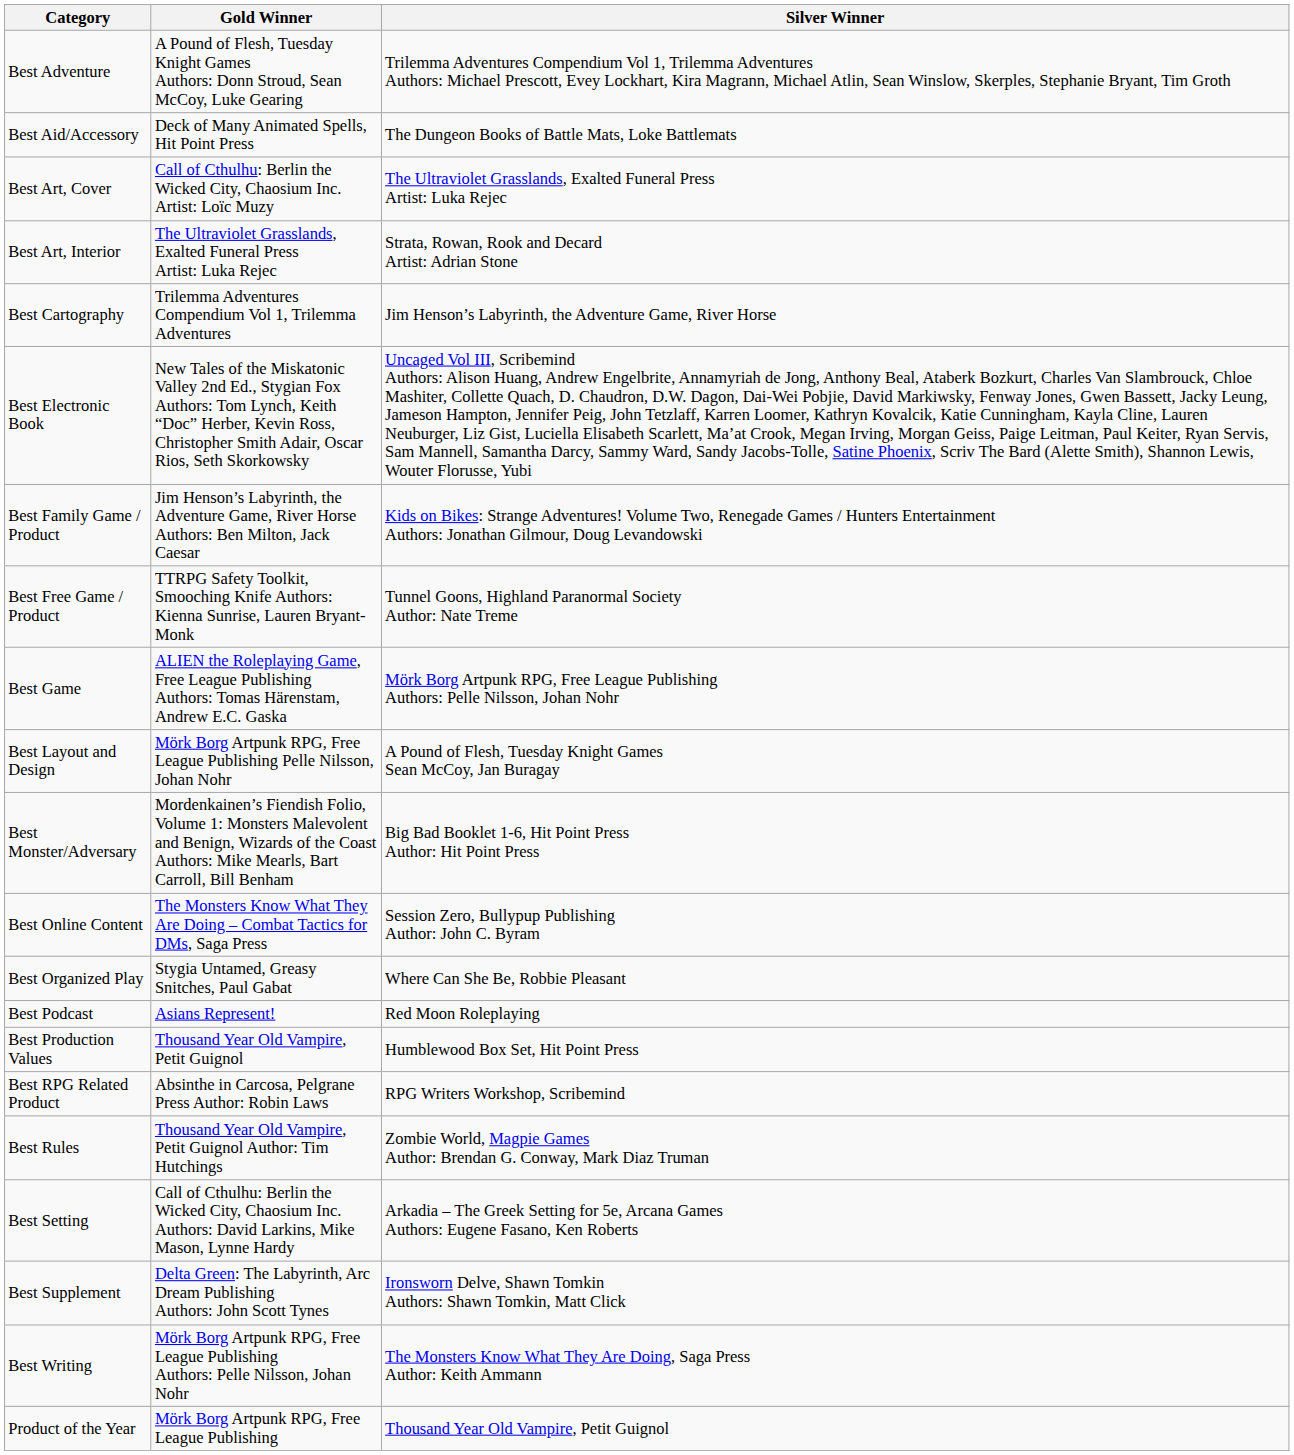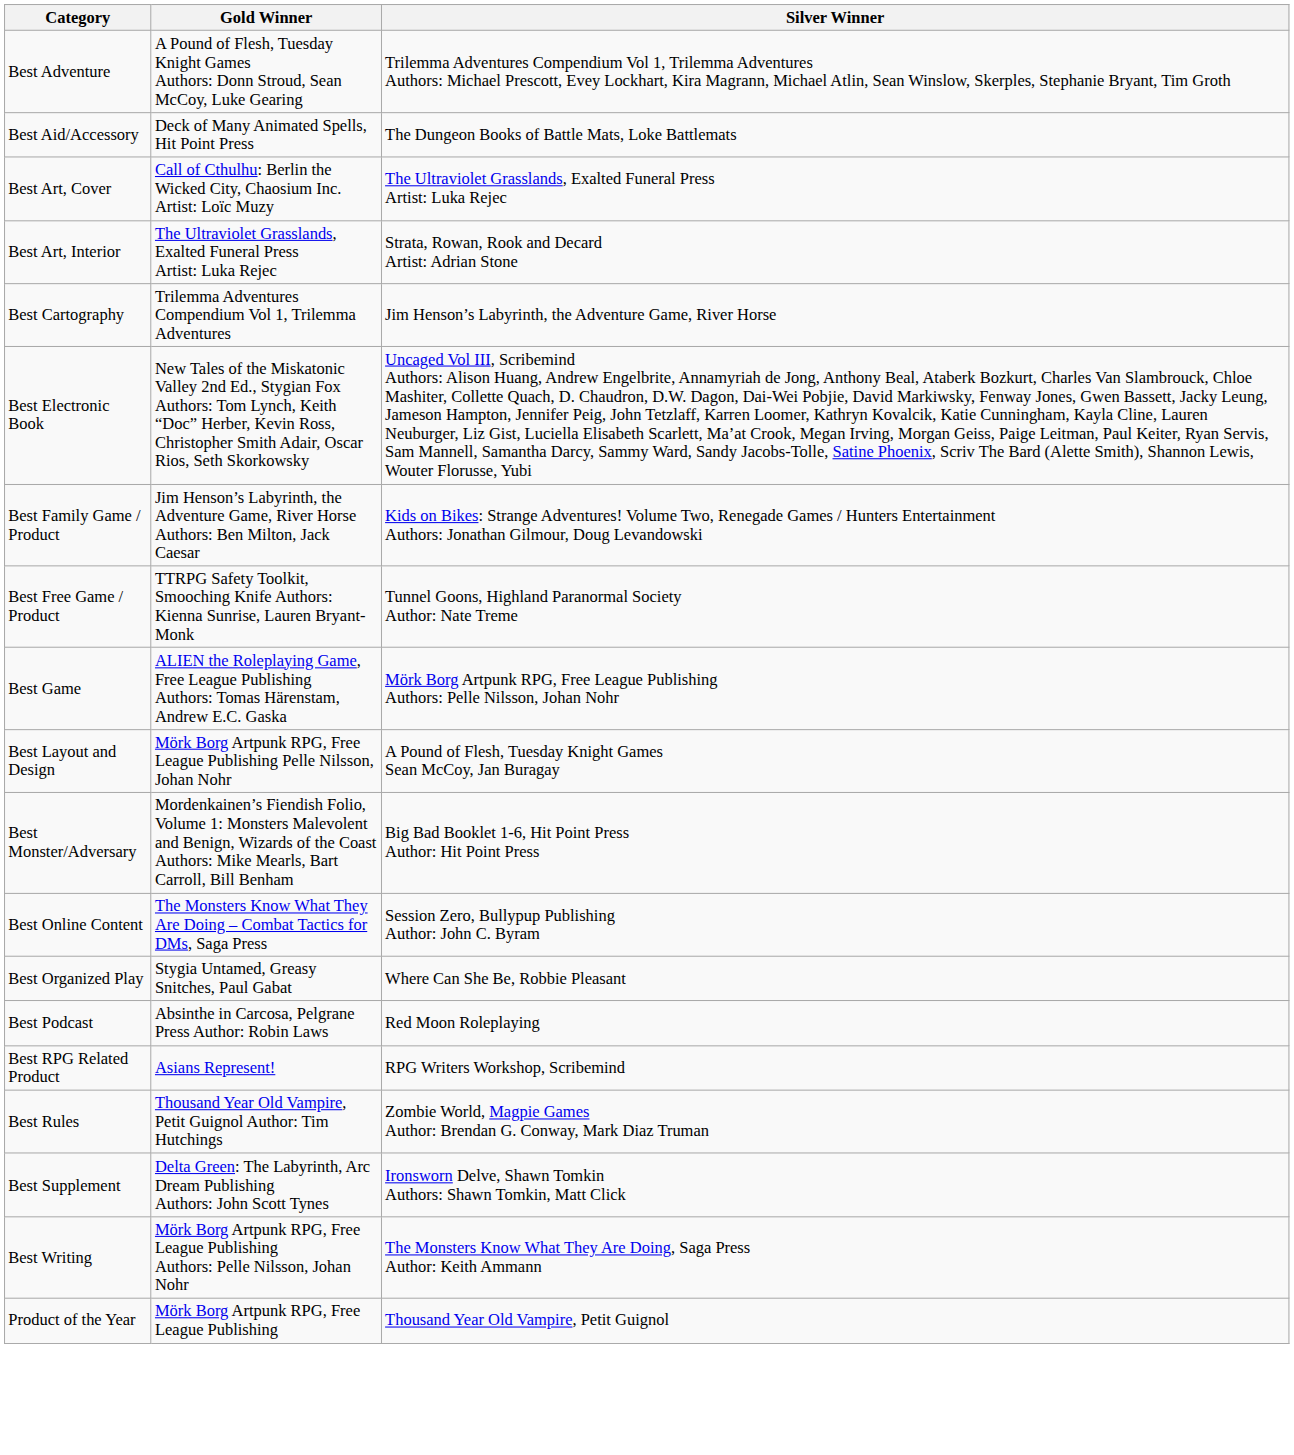(215, 1013) Asians Represent! -> (255, 1023) Absinthe in Carcosa, Pelgrane Press Author: Robin Laws
- row: (61, 1049)
(255, 1093) Absinthe in Carcosa, Pelgrane Press Author: Robin Laws -> (215, 1067) Asians Represent!
- row: (48, 1220)
